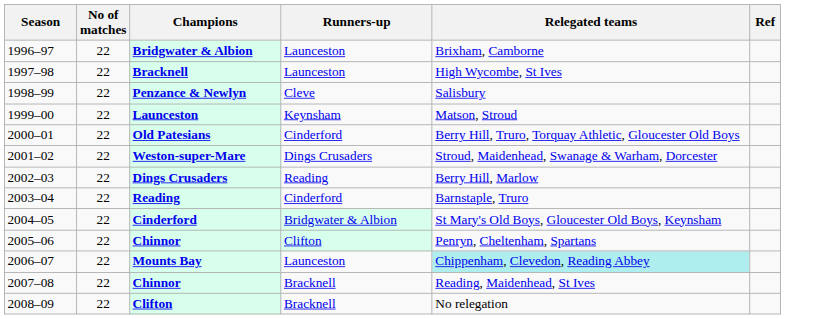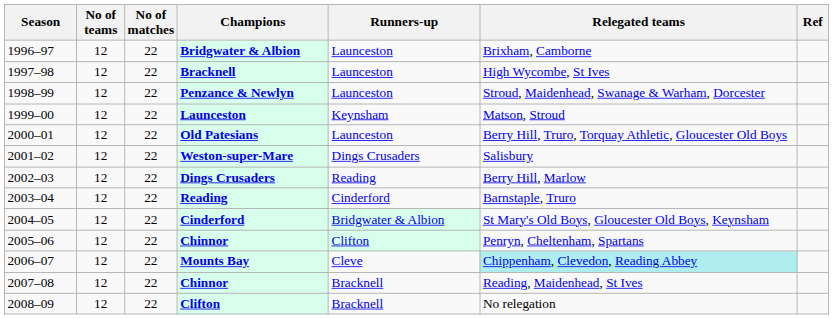+ column: (101, 22)
(299, 93) Cleve -> (362, 93) Launceston
(460, 93) Salisbury -> (624, 93) Stroud, Maidenhead, Swanage & Warham, Dorcester
(313, 135) Cinderford -> (362, 135) Launceston
(576, 156) Stroud, Maidenhead, Swanage & Warham, Dorcester -> (508, 156) Salisbury
(315, 261) Launceston -> (347, 261) Cleve
